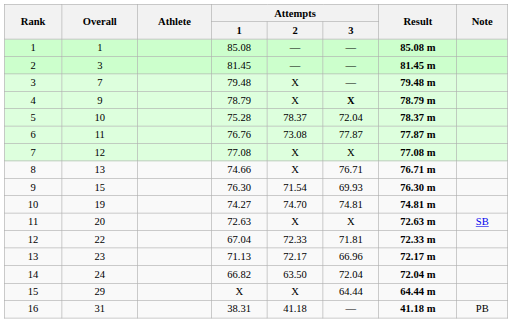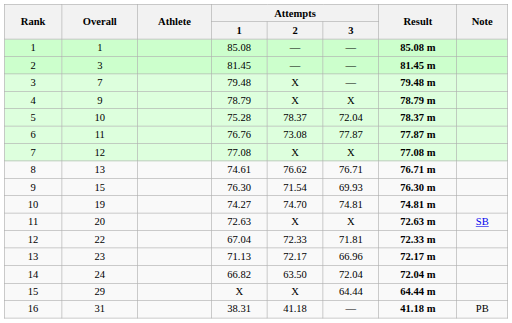(351, 99) bold -> (351, 99) normal
(239, 169) 74.66 -> (239, 169) 74.61
(295, 169) X -> (295, 169) 76.62
